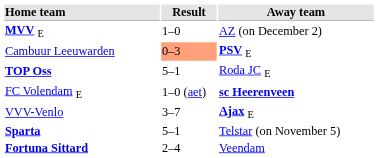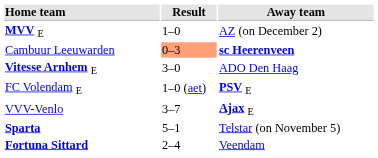(235, 51) PSV E -> (257, 50) sc Heerenveen
- row: (28, 72)
+ row: (51, 68)
(257, 92) sc Heerenveen -> (235, 88) PSV E
